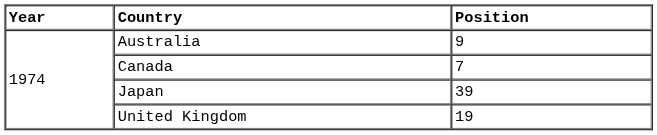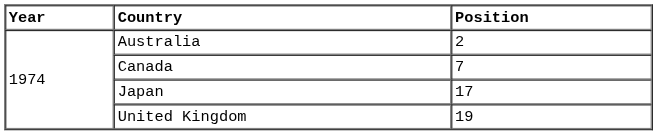(460, 42) 9 -> (460, 42) 2
(464, 92) 39 -> (464, 92) 17
